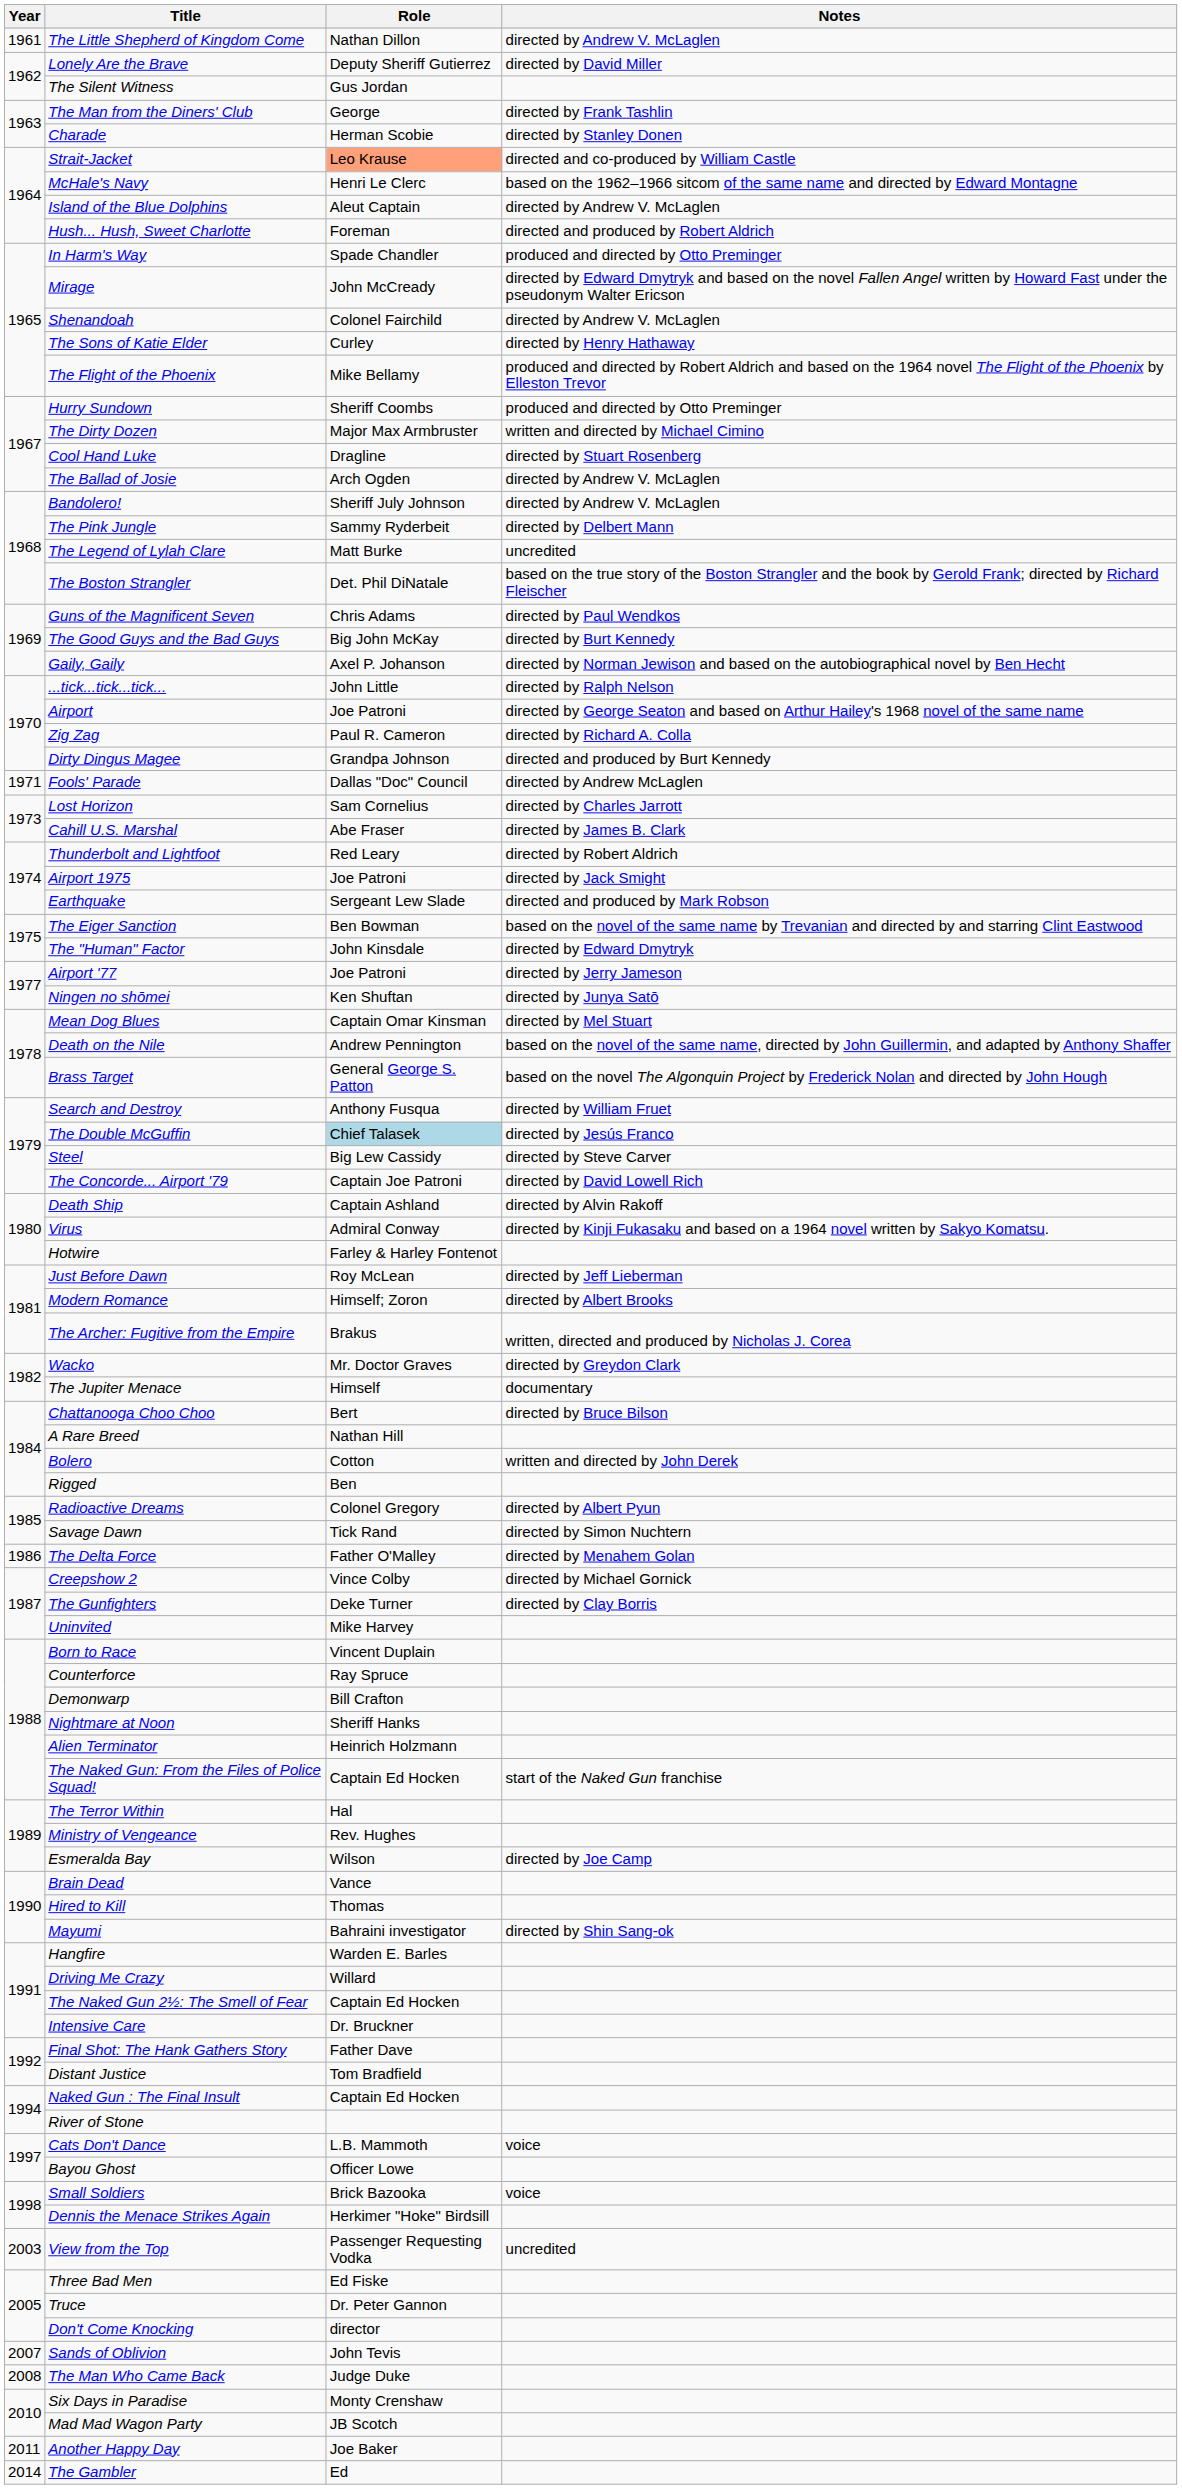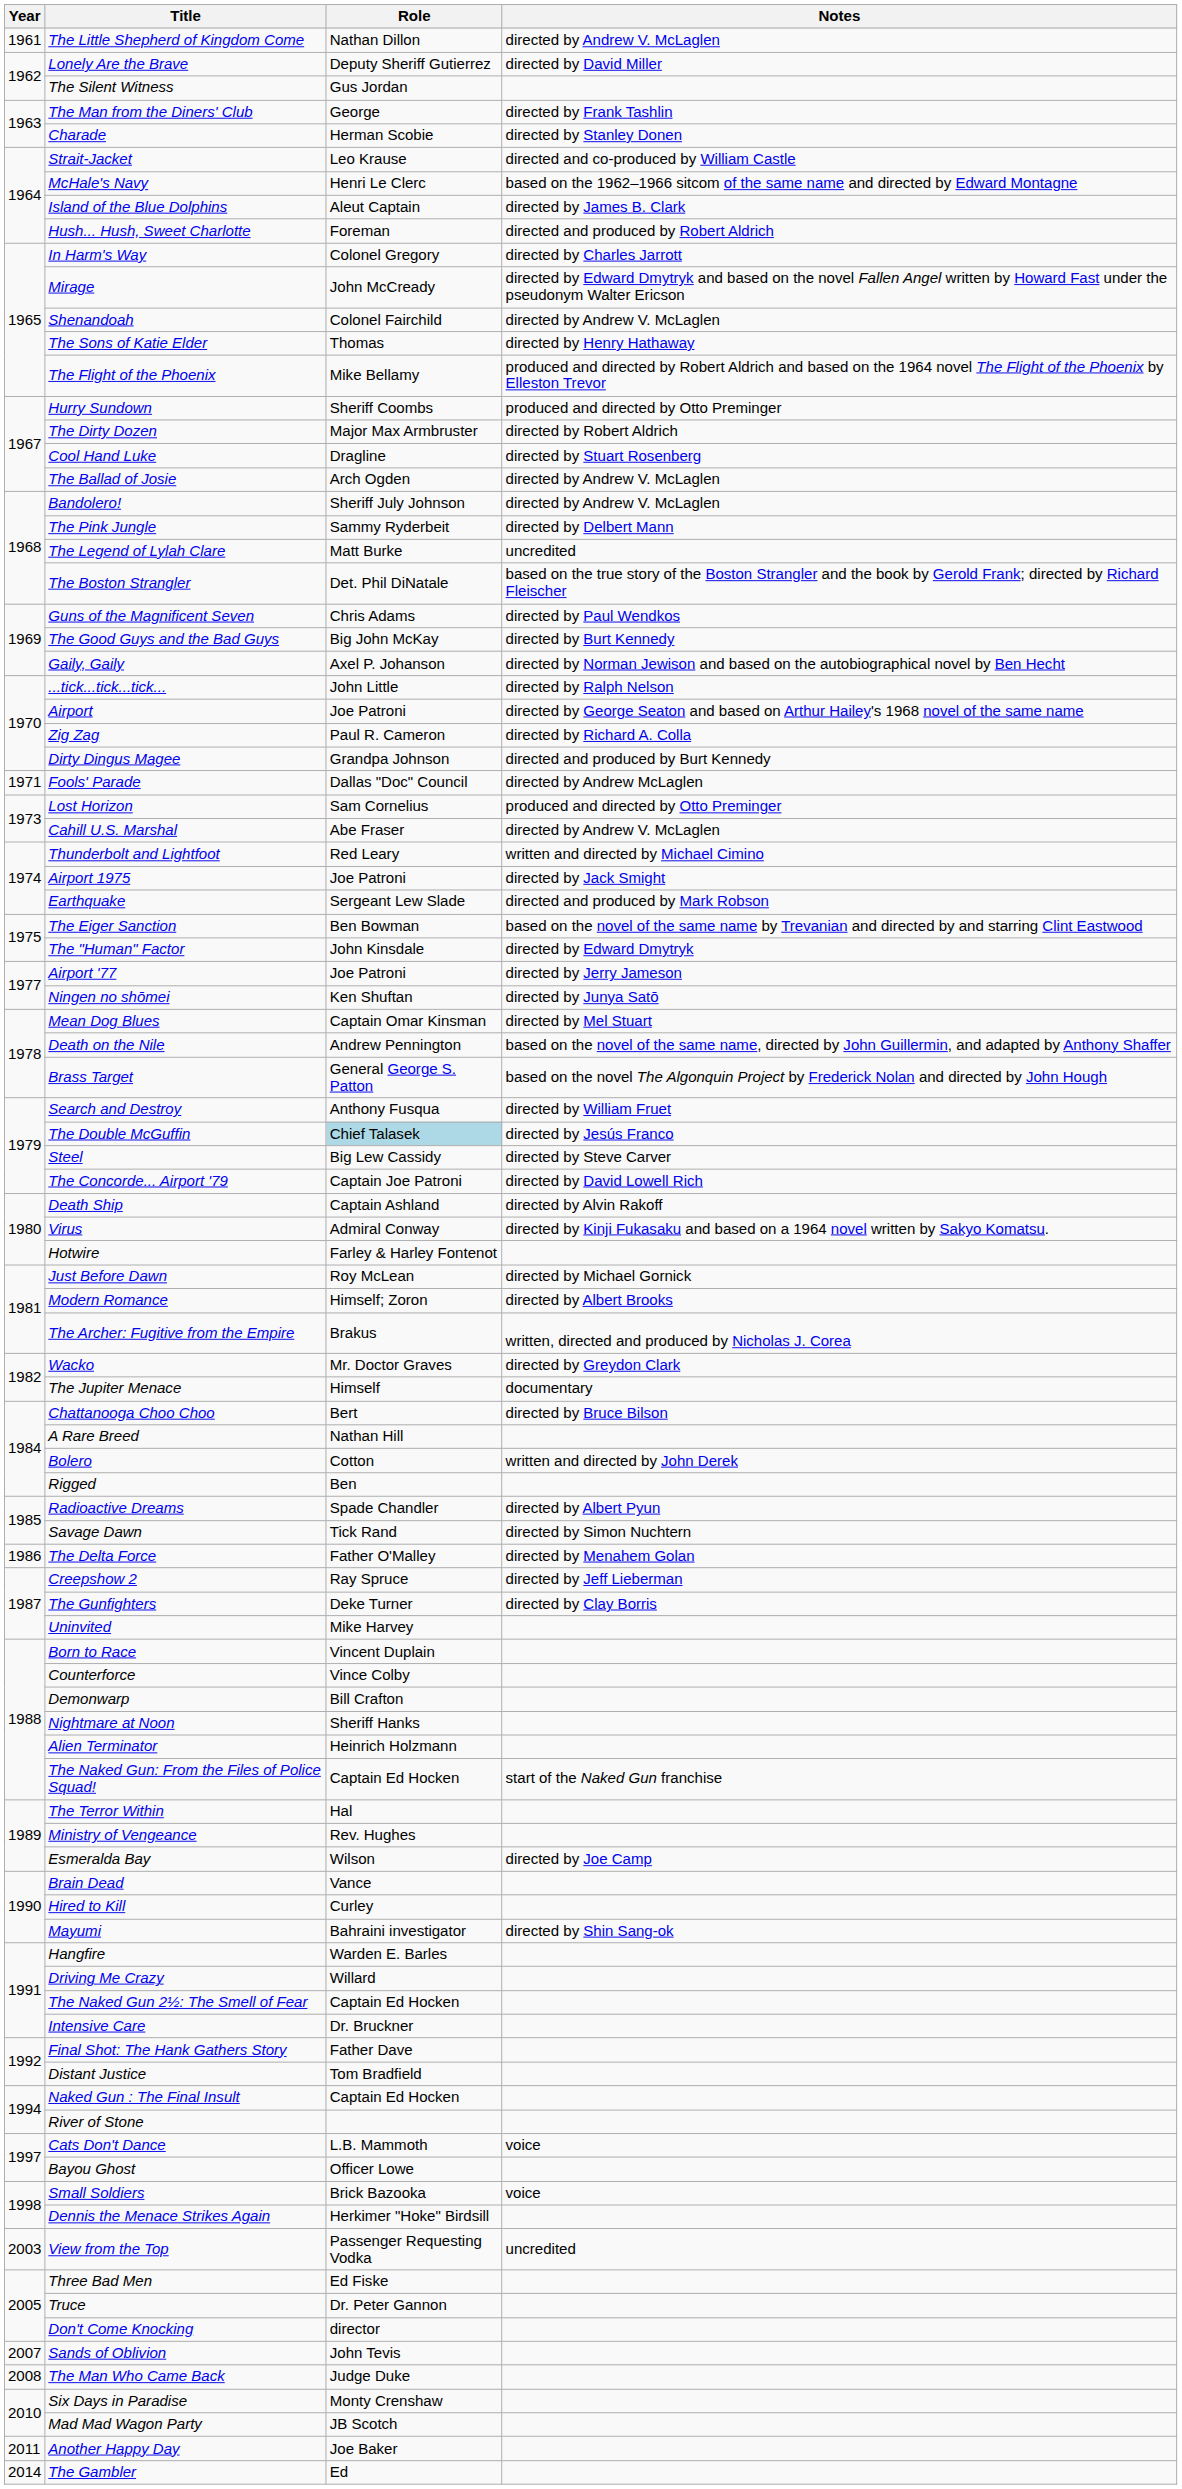(368, 159) lightsalmon background -> (368, 159) no background
(613, 207) directed by Andrew V. McLaglen -> (595, 207) directed by James B. Clark
(384, 254) Spade Chandler -> (385, 254) Colonel Gregory
(644, 254) produced and directed by Otto Preminger -> (594, 254) directed by Charles Jarrott
(351, 343) Curley -> (357, 343) Thomas
(635, 431) written and directed by Michael Cimino -> (592, 431) directed by Robert Aldrich
(594, 806) directed by Charles Jarrott -> (644, 806) produced and directed by Otto Preminger
(595, 830) directed by James B. Clark -> (613, 830) directed by Andrew V. McLaglen
(592, 854) directed by Robert Aldrich -> (635, 854) written and directed by Michael Cimino
(594, 1276) directed by Jeff Lieberman -> (598, 1276) directed by Michael Gornick
(385, 1508) Colonel Gregory -> (384, 1508) Spade Chandler
(370, 1579) Vince Colby -> (369, 1579) Ray Spruce
(598, 1579) directed by Michael Gornick -> (594, 1579) directed by Jeff Lieberman
(369, 1675) Ray Spruce -> (370, 1675) Vince Colby
(357, 1906) Thomas -> (351, 1906) Curley
